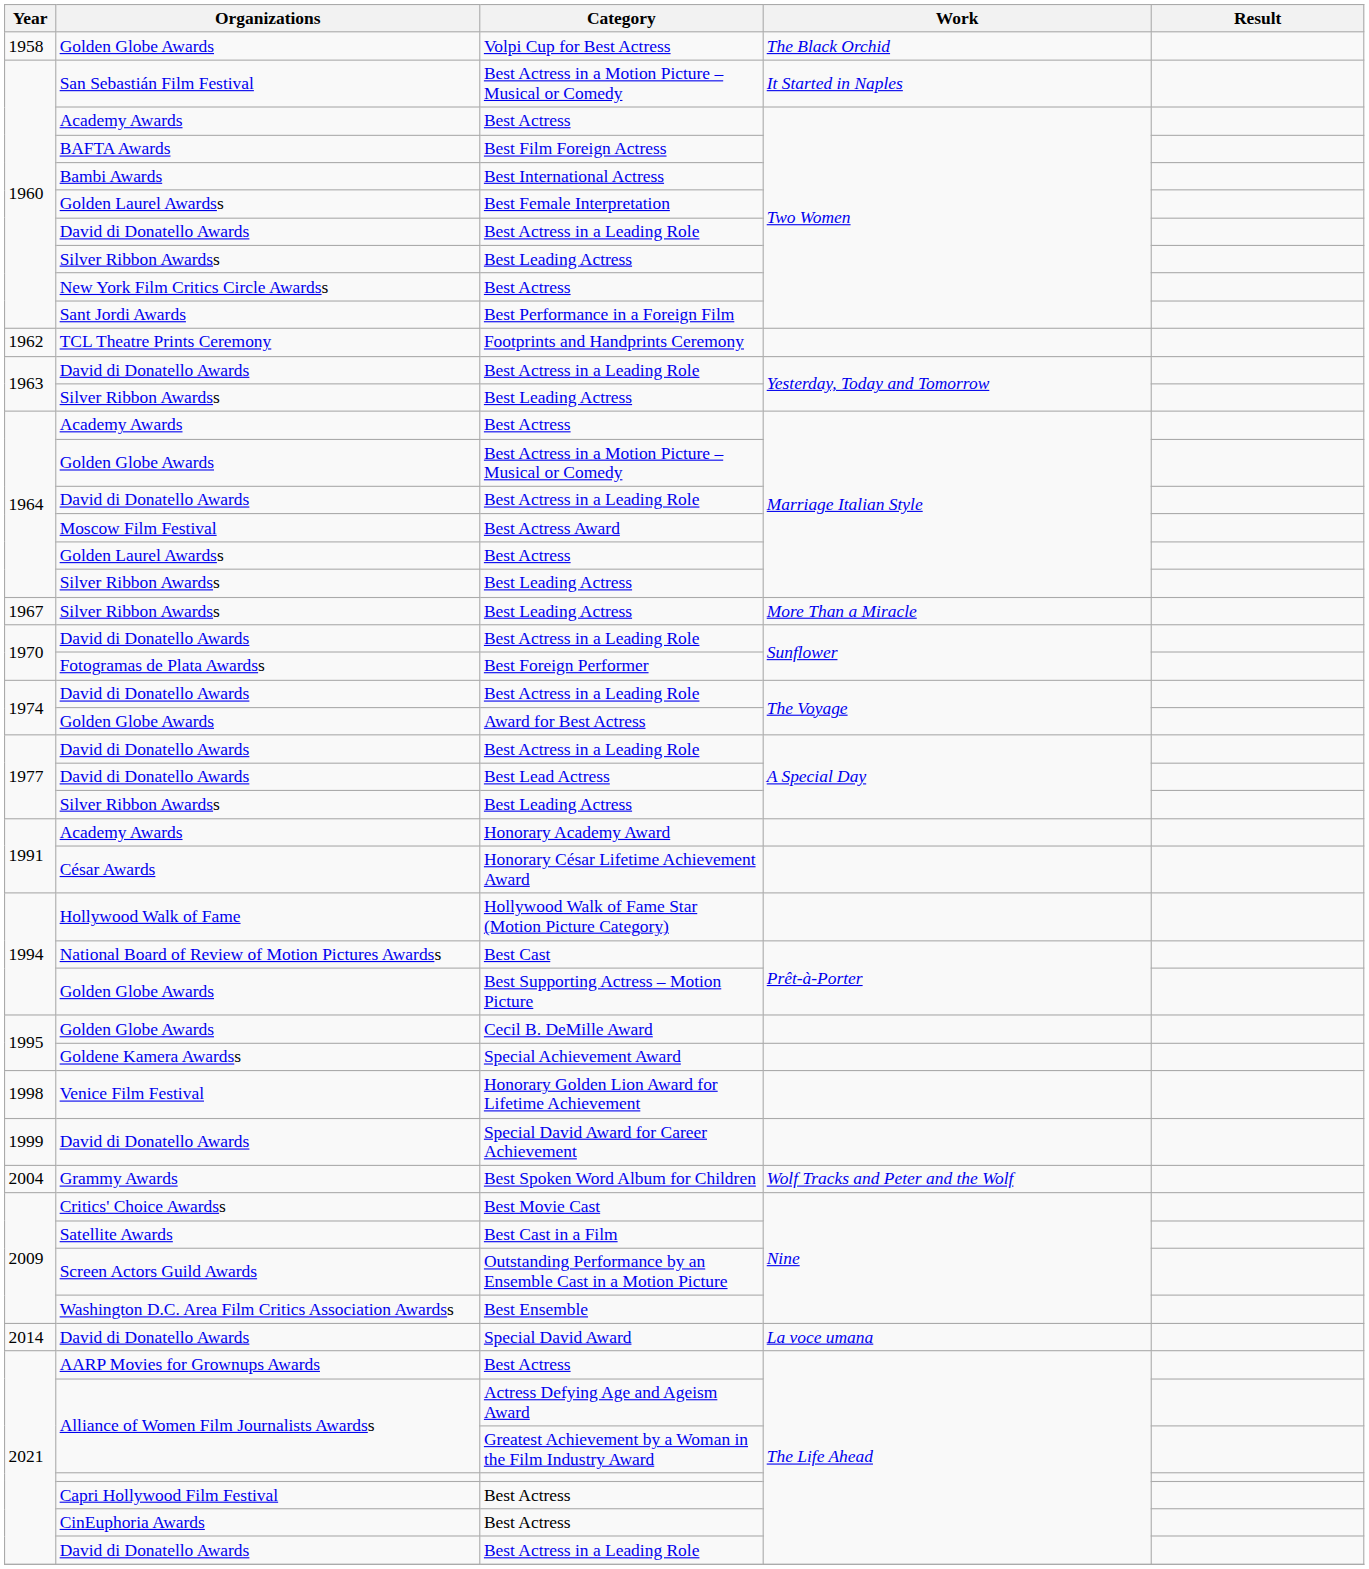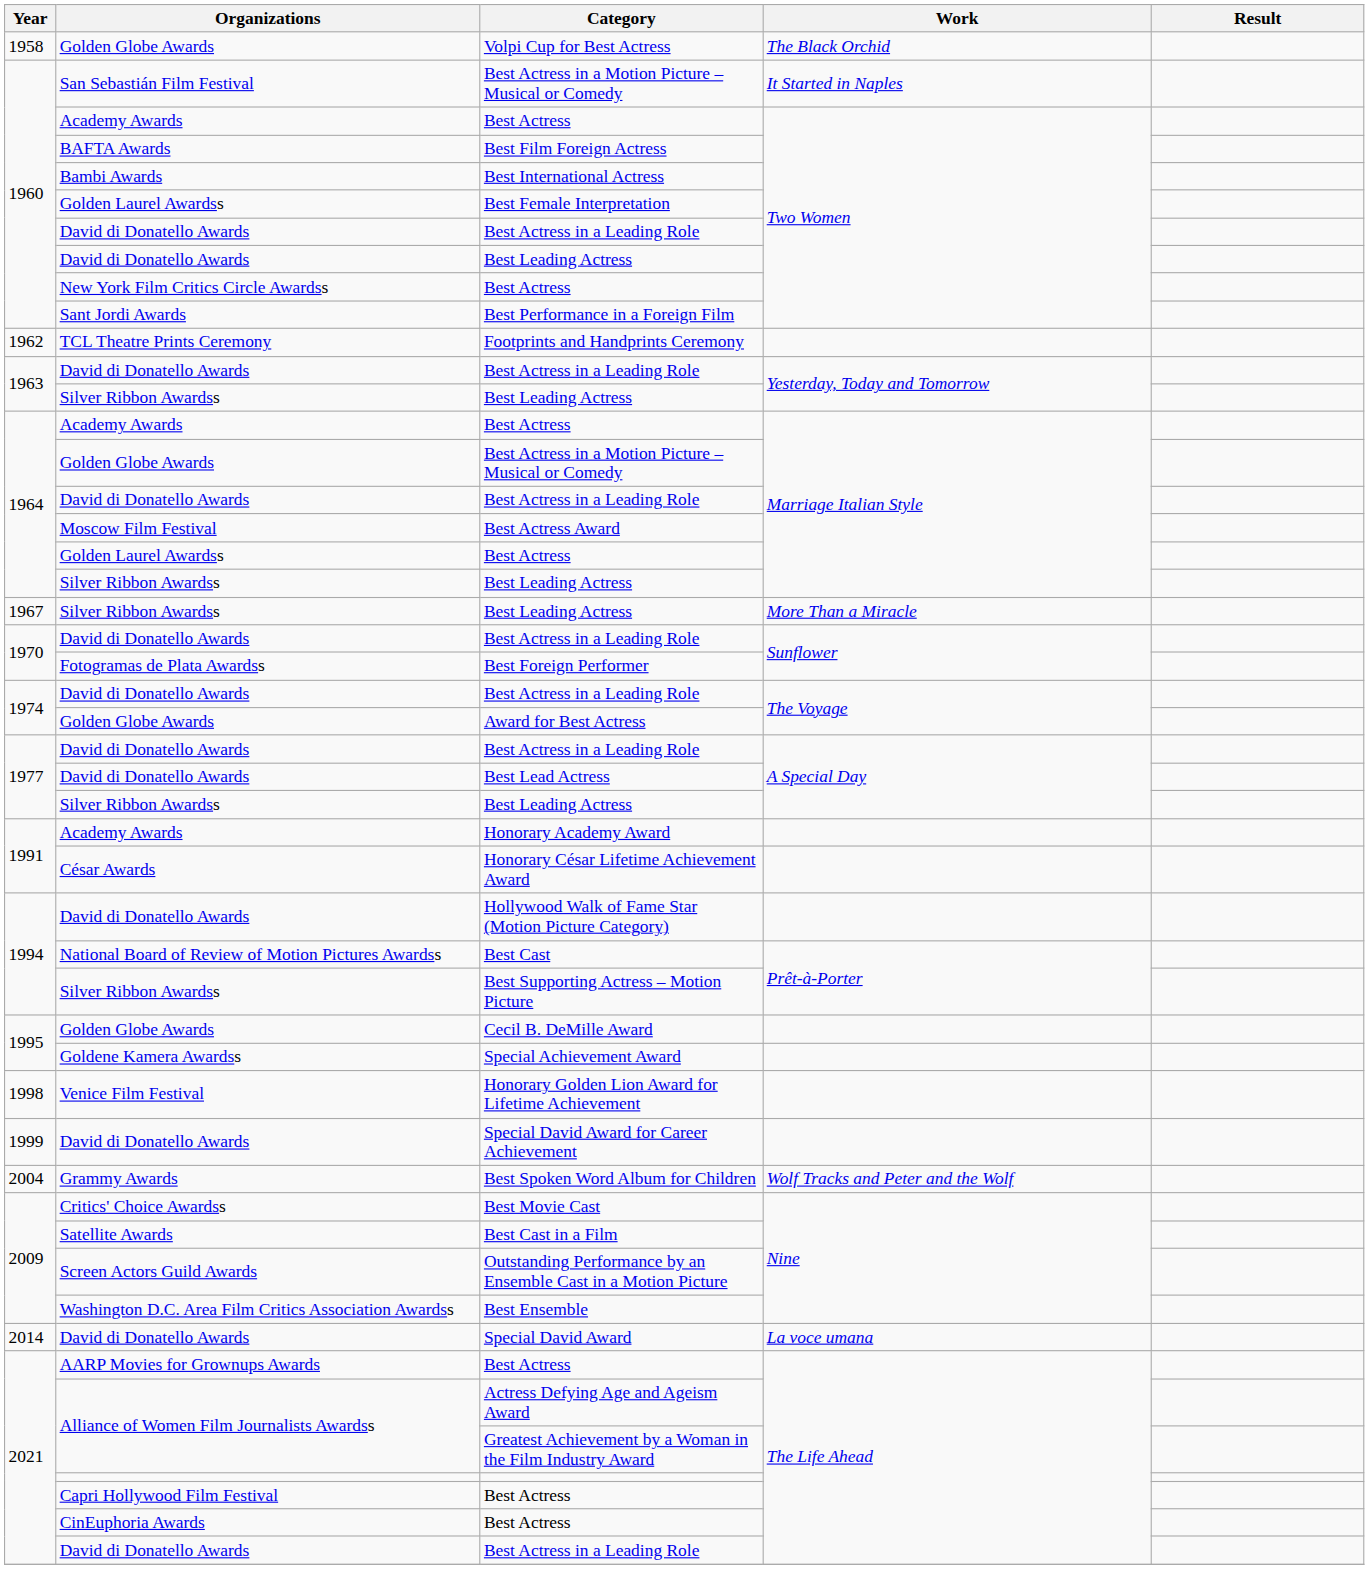(140, 259) Silver Ribbon Awardss -> (155, 259) David di Donatello Awards
(150, 916) Hollywood Walk of Fame -> (155, 916) David di Donatello Awards
(137, 991) Golden Globe Awards -> (140, 991) Silver Ribbon Awardss
